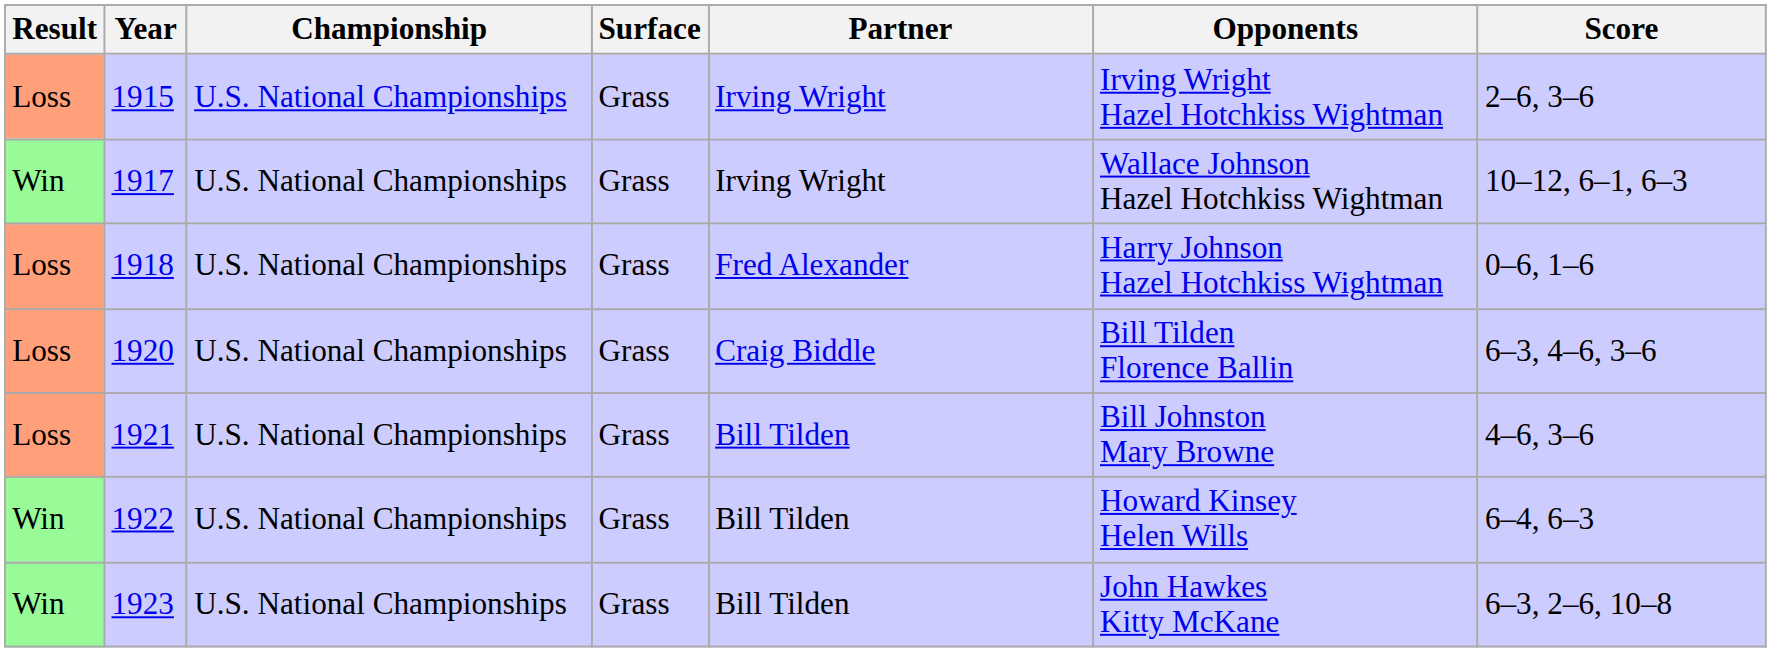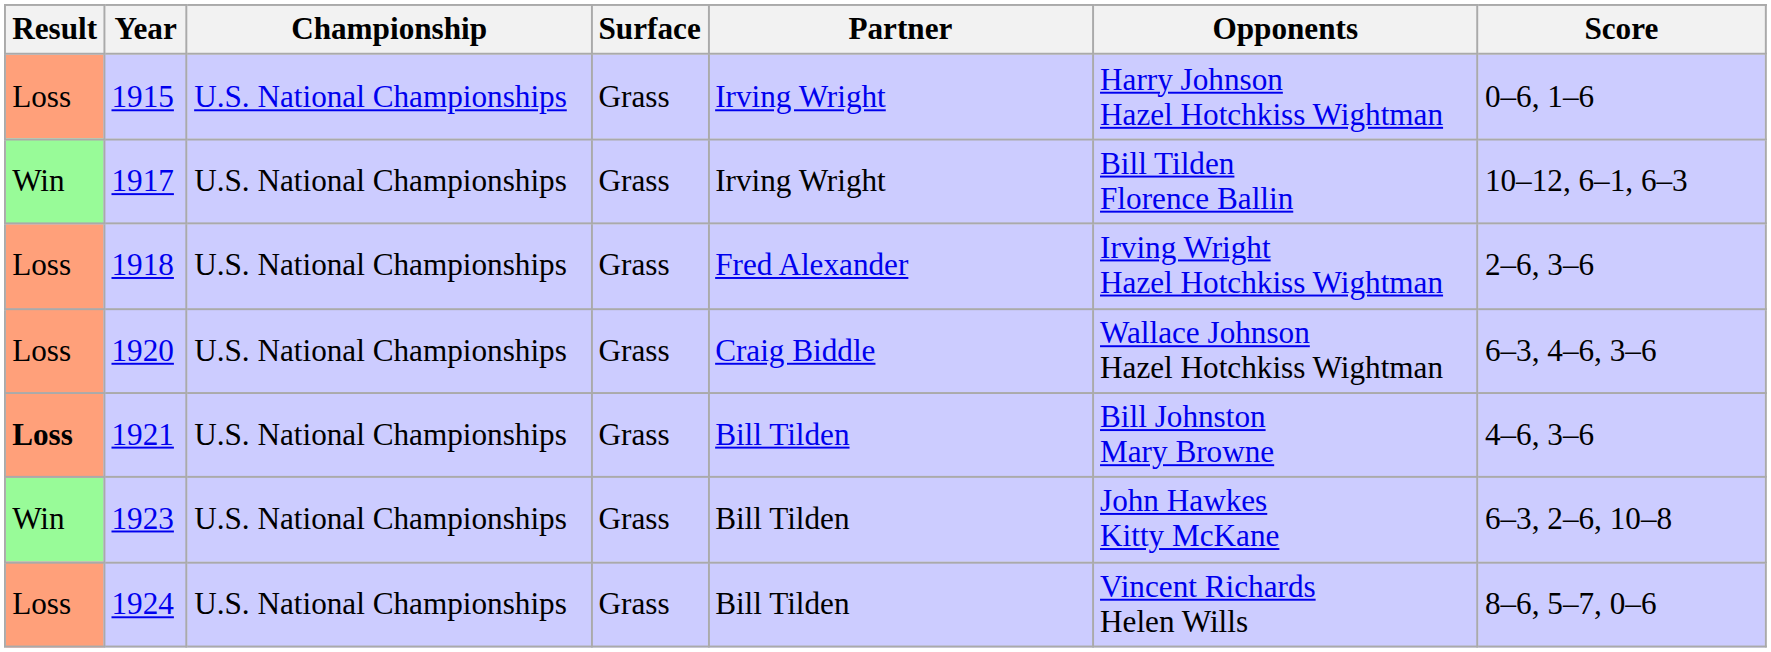(1272, 96) Irving Wright Hazel Hotchkiss Wightman -> (1272, 96) Harry Johnson Hazel Hotchkiss Wightman
(1540, 96) 2–6, 3–6 -> (1540, 96) 0–6, 1–6
(1272, 180) Wallace Johnson Hazel Hotchkiss Wightman -> (1197, 180) Bill Tilden Florence Ballin
(1272, 265) Harry Johnson Hazel Hotchkiss Wightman -> (1272, 265) Irving Wright Hazel Hotchkiss Wightman
(1540, 265) 0–6, 1–6 -> (1540, 265) 2–6, 3–6
(1197, 350) Bill Tilden Florence Ballin -> (1272, 350) Wallace Johnson Hazel Hotchkiss Wightman
(42, 434) normal -> (43, 434) bold
- row: (143, 519)
+ row: (143, 603)
